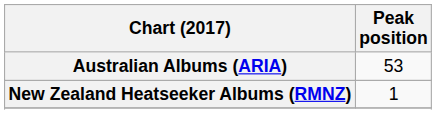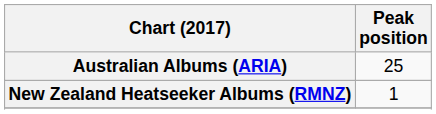(394, 66) 53 -> (394, 66) 25
